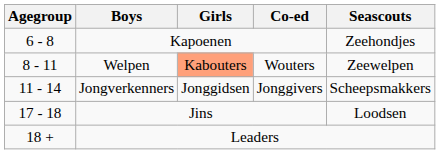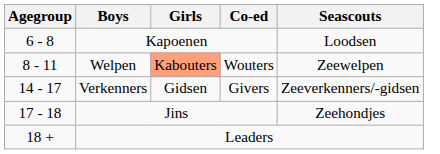(380, 40) Zeehondjes -> (350, 40) Loodsen
- row: (127, 88)
+ row: (113, 88)
(380, 112) Loodsen -> (350, 112) Zeehondjes
